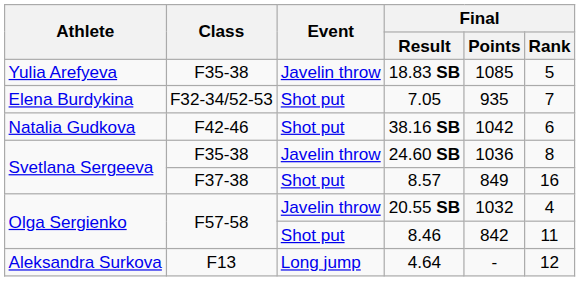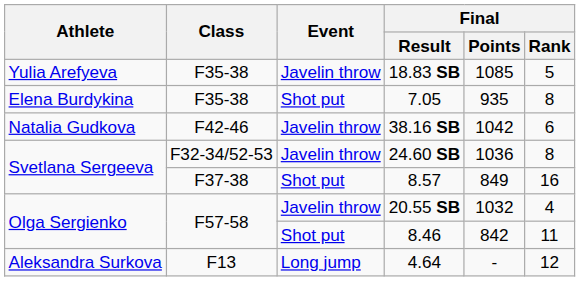(221, 100) F32-34/52-53 -> (221, 100) F35-38
(550, 100) 7 -> (550, 100) 8
(313, 127) Shot put -> (331, 127) Javelin throw
(221, 154) F35-38 -> (221, 154) F32-34/52-53
